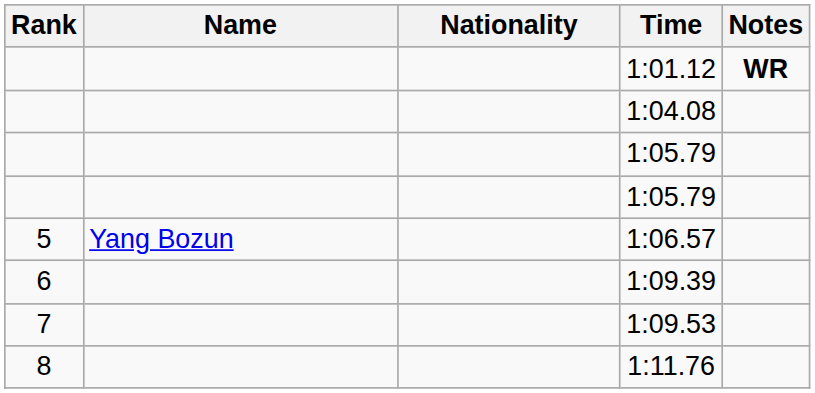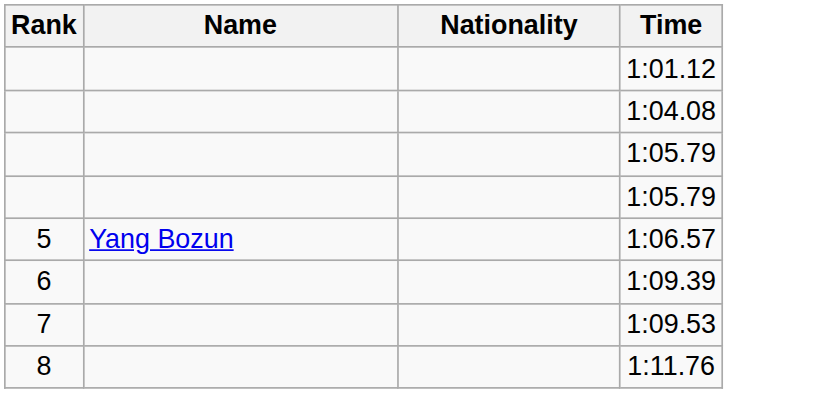- column: (766, 25)
